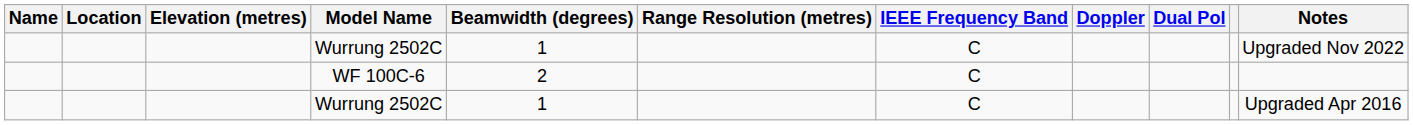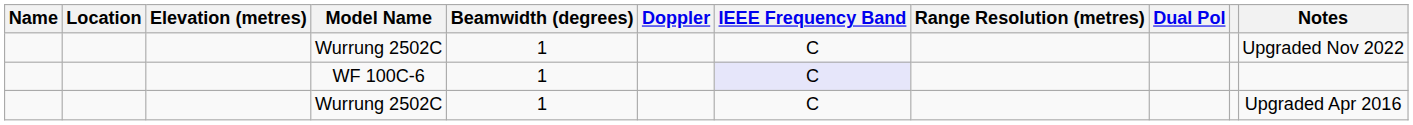columns swapped: (757, 18) <-> (1111, 18)
(542, 76) 2 -> (542, 76) 1
(974, 76) no background -> (812, 76) lavender background
